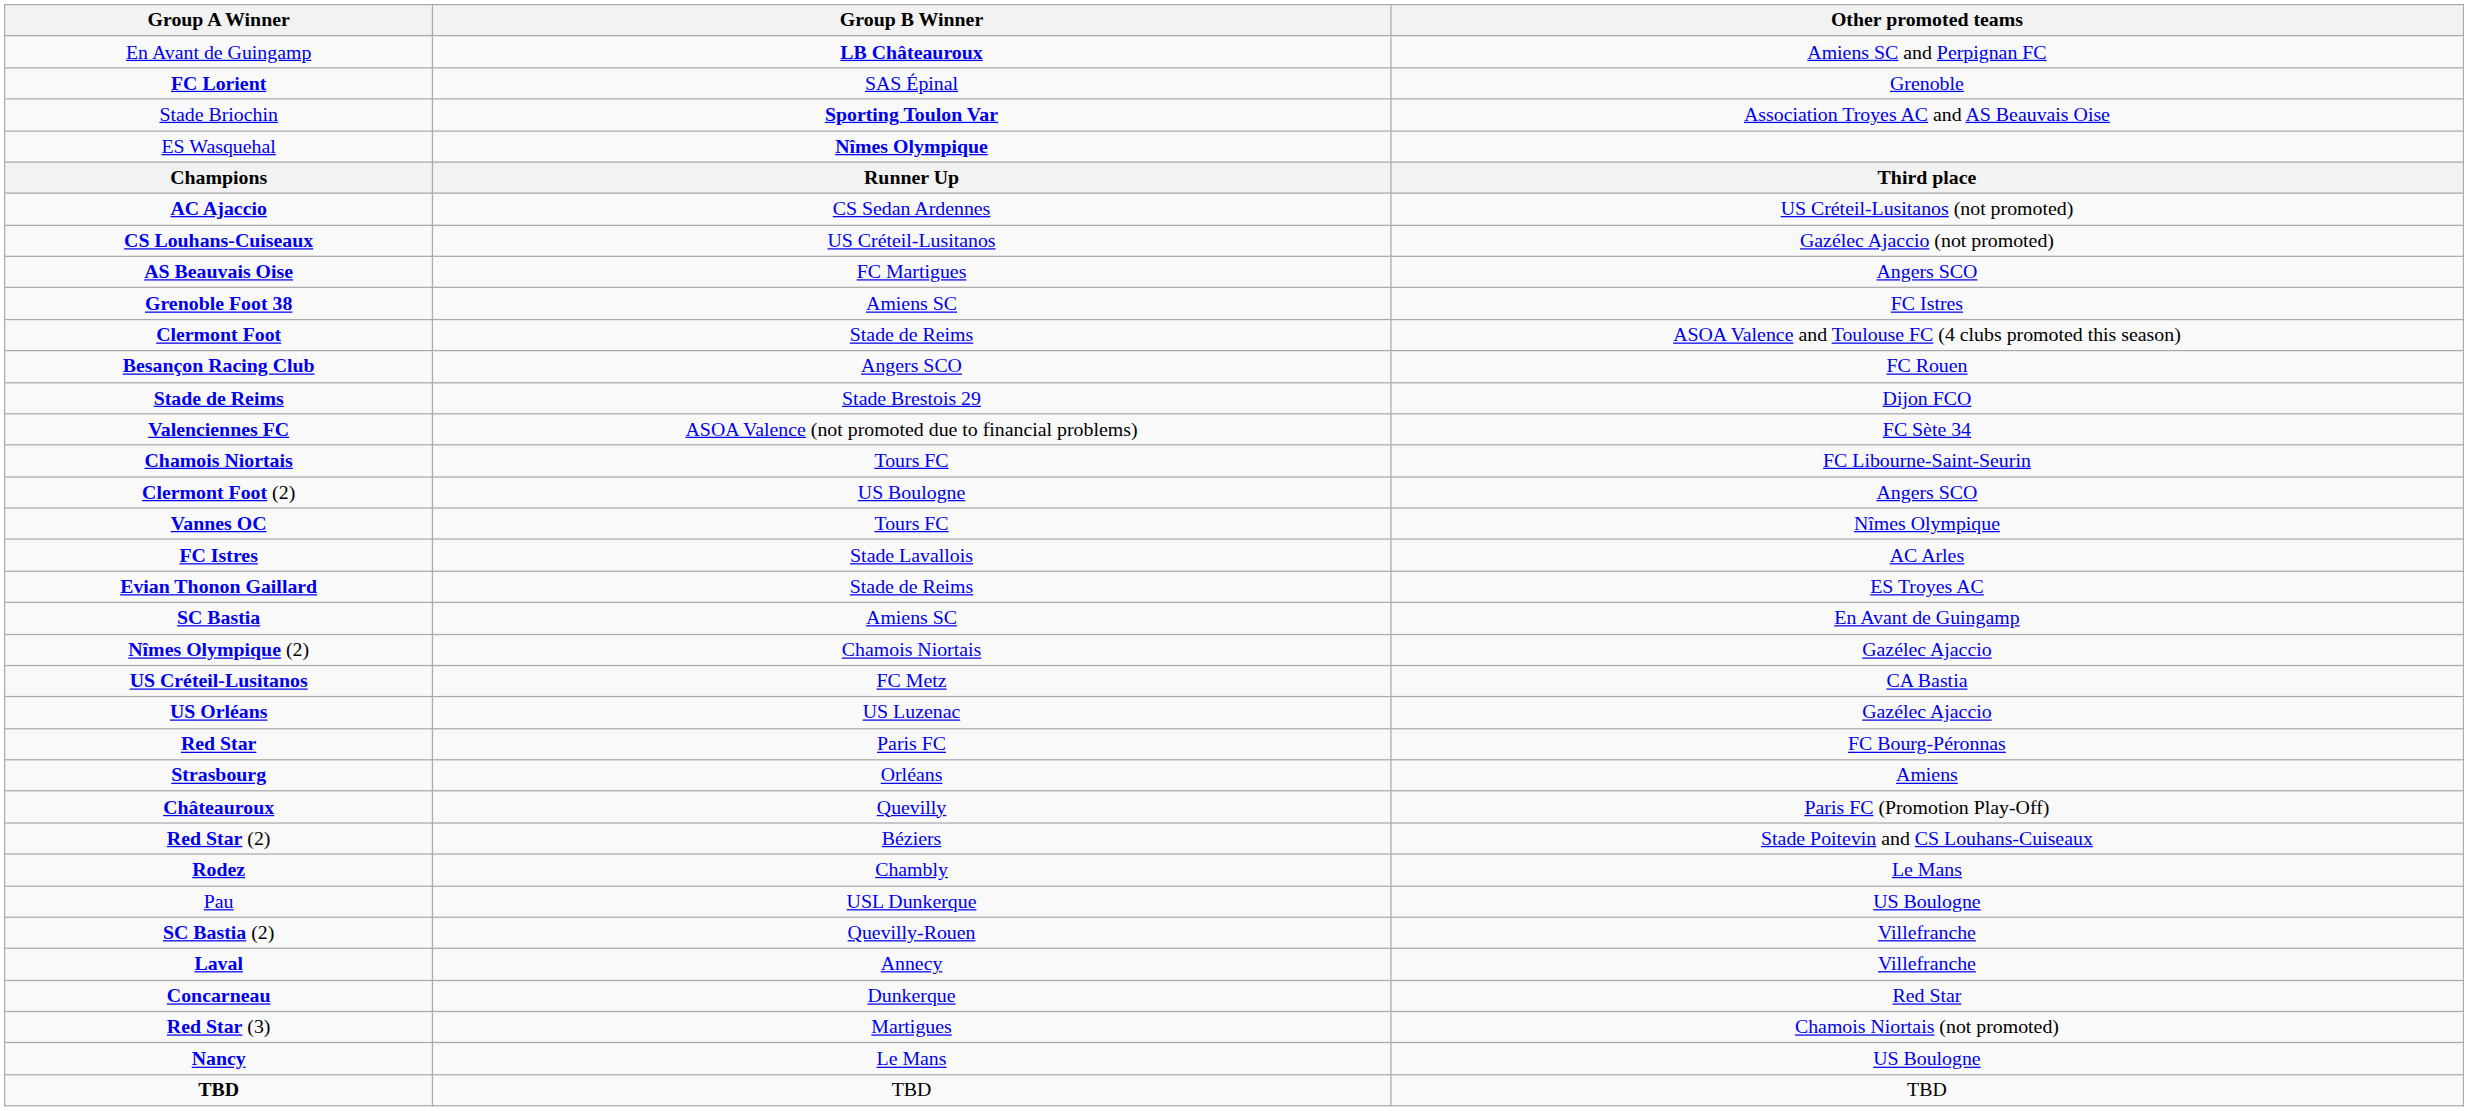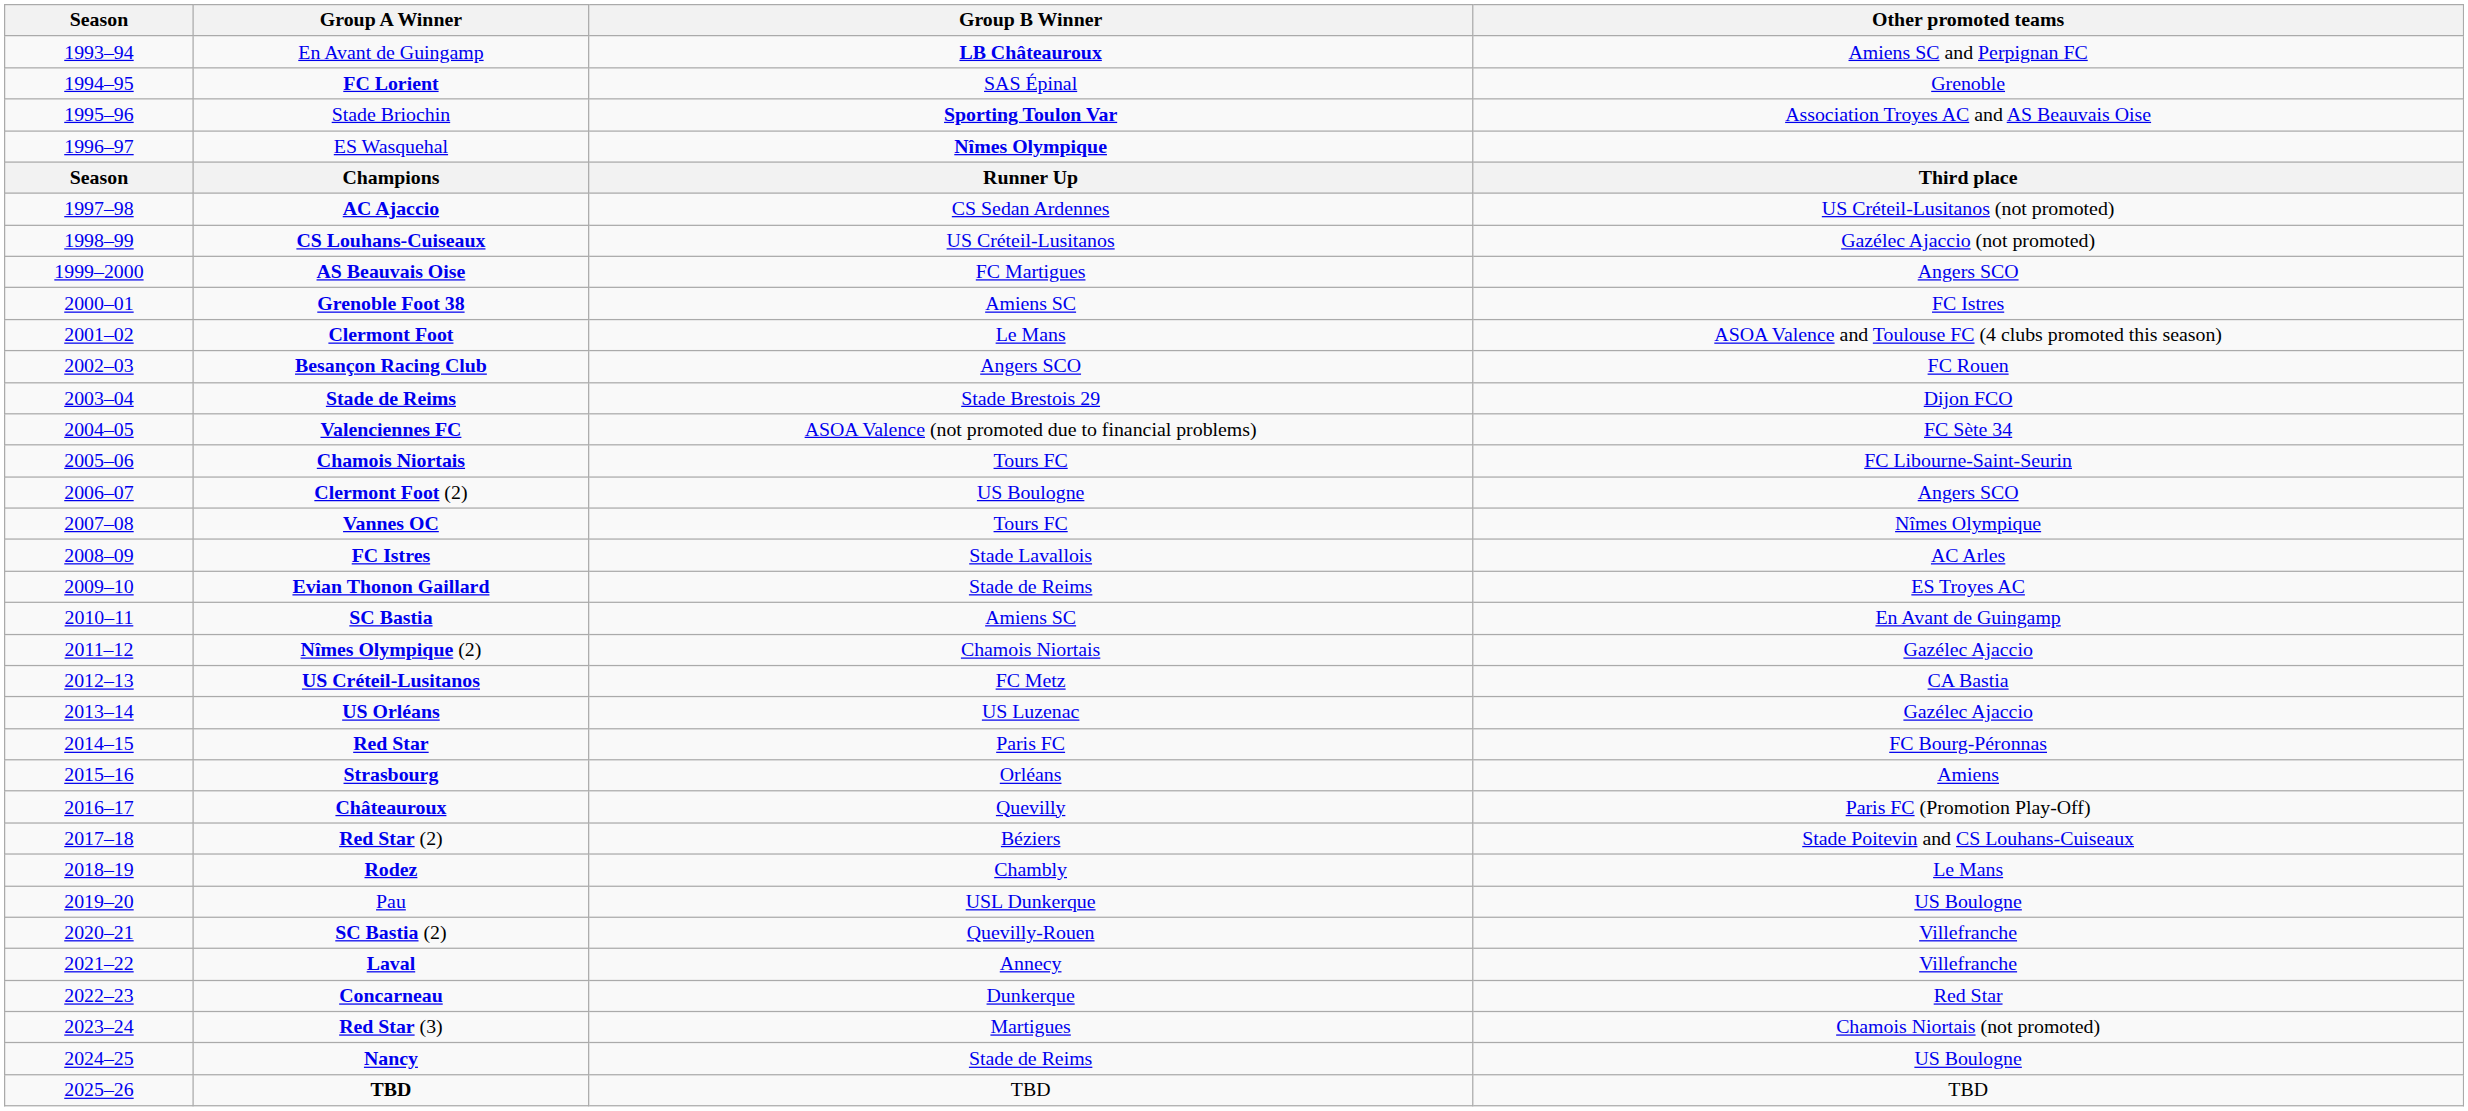+ column: (99, 20)
(912, 334) Stade de Reims -> (1031, 334) Le Mans
(912, 1058) Le Mans -> (1031, 1058) Stade de Reims
